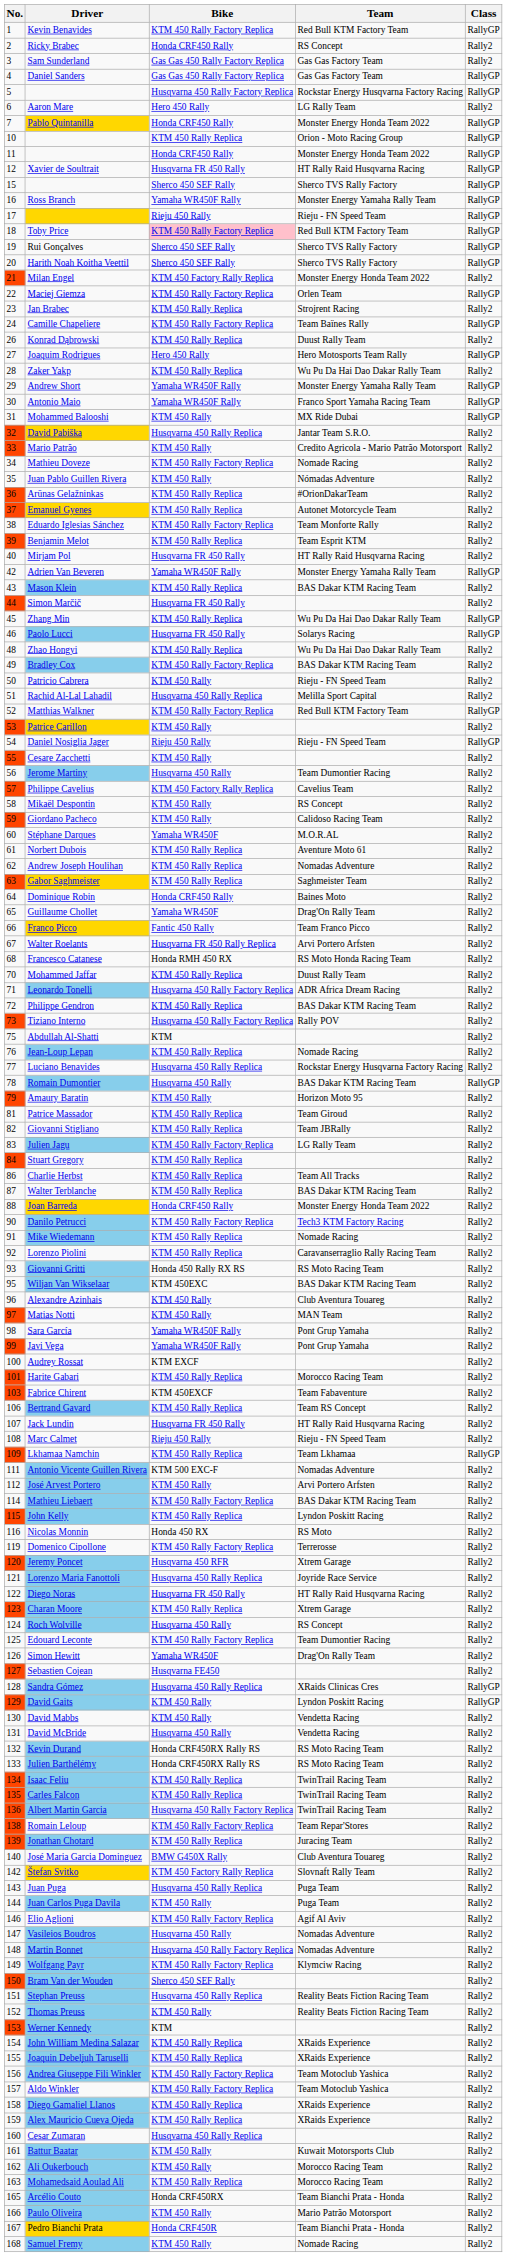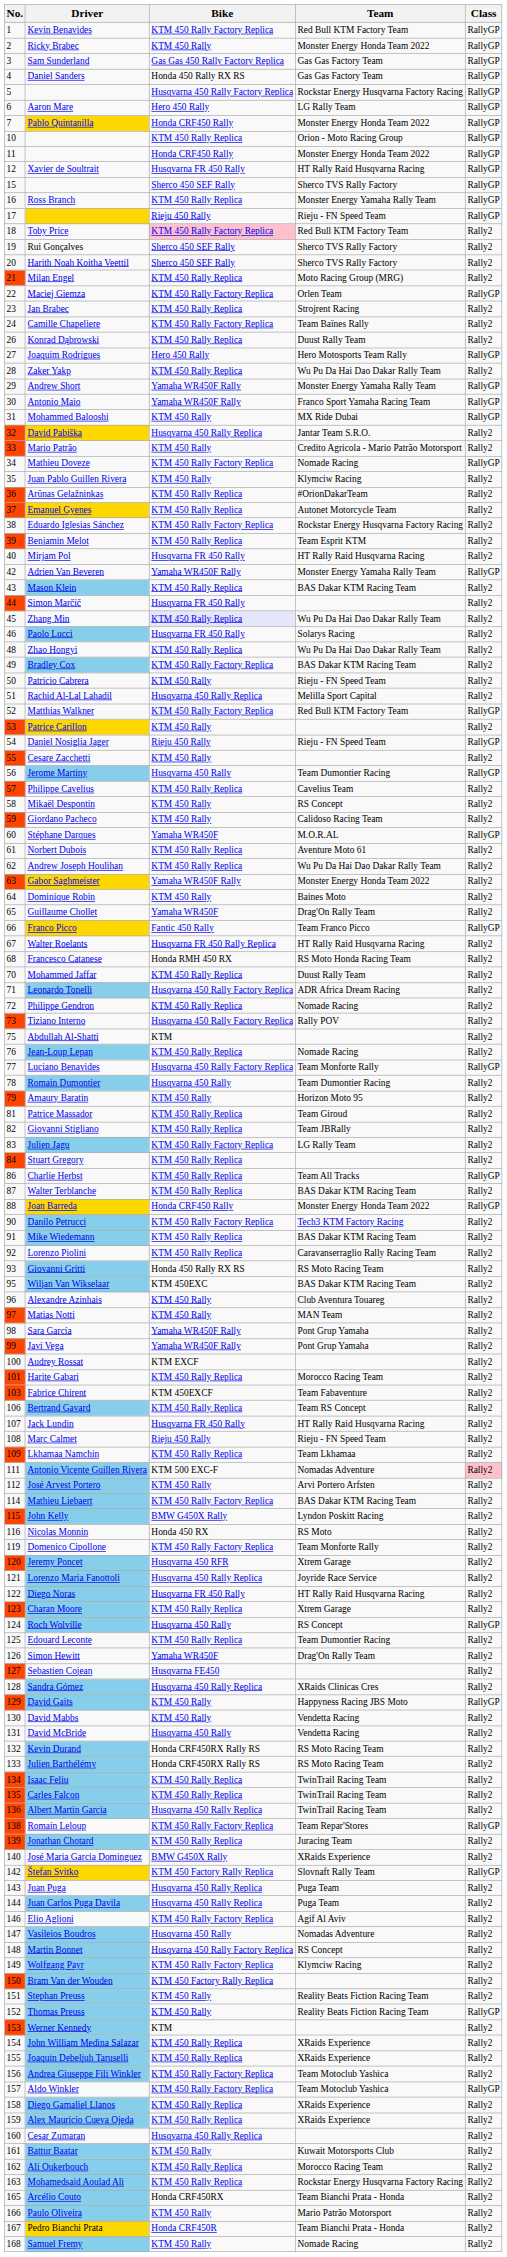(192, 45) Honda CRF450 Rally -> (181, 45) KTM 450 Rally
(320, 45) RS Concept -> (363, 45) Monster Energy Honda Team 2022
(480, 45) Rally2 -> (484, 45) RallyGP
(480, 61) Rally2 -> (484, 61) RallyGP
(218, 76) Gas Gas 450 Rally Factory Replica -> (198, 76) Honda 450 Rally RX RS
(480, 107) Rally2 -> (484, 107) RallyGP
(196, 200) Yamaha WR450F Rally -> (197, 200) KTM 450 Rally Replica
(484, 231) RallyGP -> (480, 231) Rally2
(484, 246) RallyGP -> (480, 246) Rally2
(484, 262) RallyGP -> (480, 262) Rally2
(212, 277) KTM 450 Factory Rally Replica -> (197, 277) KTM 450 Rally Replica
(363, 277) Monster Energy Honda Team 2022 -> (350, 277) Moto Racing Group (MRG)
(484, 324) RallyGP -> (480, 324) Rally2
(480, 463) Rally2 -> (484, 463) RallyGP
(336, 479) Nómadas Adventure -> (329, 479) Klymciw Racing
(338, 525) Team Monforte Rally -> (380, 525) Rockstar Energy Husqvarna Factory Racing
(197, 618) no background -> (197, 618) lavender background
(484, 618) RallyGP -> (480, 618) Rally2
(484, 633) RallyGP -> (480, 633) Rally2
(480, 773) Rally2 -> (484, 773) RallyGP
(212, 788) KTM 450 Factory Rally Replica -> (197, 788) KTM 450 Rally Replica
(480, 835) Rally2 -> (484, 835) RallyGP
(336, 866) Nomadas Adventure -> (369, 866) Wu Pu Da Hai Dao Dakar Rally Team
(197, 881) KTM 450 Rally Replica -> (196, 881) Yamaha WR450F Rally
(332, 881) Saghmeister Team -> (363, 881) Monster Energy Honda Team 2022
(192, 897) Honda CRF450 Rally -> (181, 897) KTM 450 Rally
(480, 928) Rally2 -> (484, 928) RallyGP
(336, 943) Arvi Portero Arfsten -> (361, 943) HT Rally Raid Husqvarna Racing
(357, 1005) BAS Dakar KTM Racing Team -> (328, 1005) Nomade Racing
(207, 1067) Husqvarna 450 Rally Replica -> (222, 1067) Husqvarna 450 Rally Factory Replica
(380, 1067) Rockstar Energy Husqvarna Factory Racing -> (338, 1067) Team Monforte Rally
(480, 1067) Rally2 -> (484, 1067) RallyGP
(357, 1082) BAS Dakar KTM Racing Team -> (344, 1082) Team Dumontier Racing
(484, 1082) RallyGP -> (480, 1082) Rally2
(480, 1175) Rally2 -> (484, 1175) RallyGP
(480, 1206) Rally2 -> (484, 1206) RallyGP
(328, 1237) Nomade Racing -> (357, 1237) BAS Dakar KTM Racing Team
(484, 1454) RallyGP -> (480, 1454) Rally2
(480, 1469) no background -> (480, 1469) pink background
(197, 1516) KTM 450 Rally Replica -> (189, 1516) BMW G450X Rally
(317, 1547) Terrerosse -> (338, 1547) Team Monforte Rally
(480, 1624) Rally2 -> (484, 1624) RallyGP
(212, 1640) KTM 450 Rally Factory Replica -> (197, 1640) KTM 450 Rally Replica
(484, 1686) RallyGP -> (480, 1686) Rally2
(341, 1702) Lyndon Poskitt Racing -> (353, 1702) Happyness Racing JBS Moto
(222, 1810) Husqvarna 450 Rally Factory Replica -> (207, 1810) Husqvarna 450 Rally Replica
(480, 1825) Rally2 -> (484, 1825) RallyGP
(341, 1856) Club Aventura Touareg -> (334, 1856) XRaids Experience
(480, 1872) Rally2 -> (484, 1872) RallyGP
(181, 1903) KTM 450 Rally -> (207, 1903) Husqvarna 450 Rally Replica
(336, 1949) Nomadas Adventure -> (320, 1949) RS Concept
(193, 1980) Sherco 450 SEF Rally -> (212, 1980) KTM 450 Factory Rally Replica
(207, 1996) Husqvarna 450 Rally Replica -> (181, 1996) KTM 450 Rally
(480, 2011) Rally2 -> (484, 2011) RallyGP
(480, 2089) Rally2 -> (484, 2089) RallyGP
(181, 2166) KTM 450 Rally -> (197, 2166) KTM 450 Rally Replica
(340, 2182) Morocco Racing Team -> (380, 2182) Rockstar Energy Husqvarna Factory Racing
